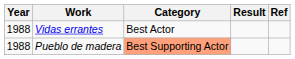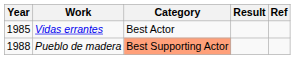(19, 29) 1988 -> (19, 29) 1985
